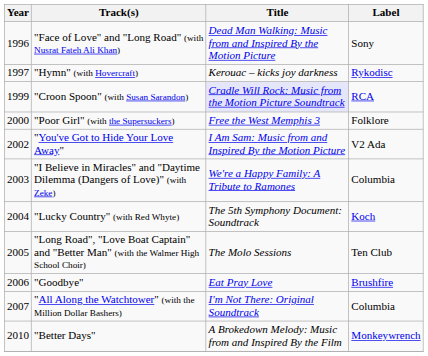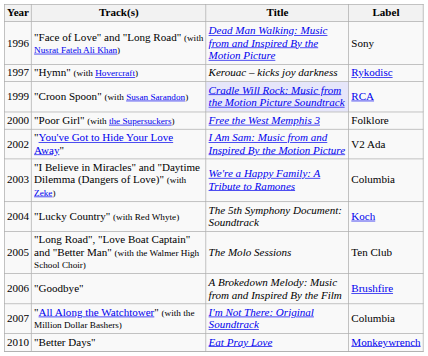(240, 282) Eat Pray Love -> (275, 288) A Brokedown Melody: Music from and Inspired By the Film
(275, 336) A Brokedown Melody: Music from and Inspired By the Film -> (240, 342) Eat Pray Love
